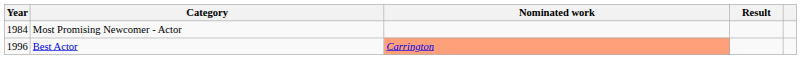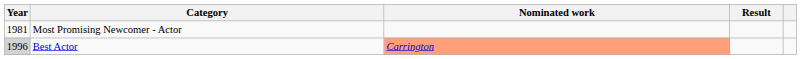(17, 29) 1984 -> (17, 29) 1981
(17, 46) no background -> (17, 46) lightgrey background
